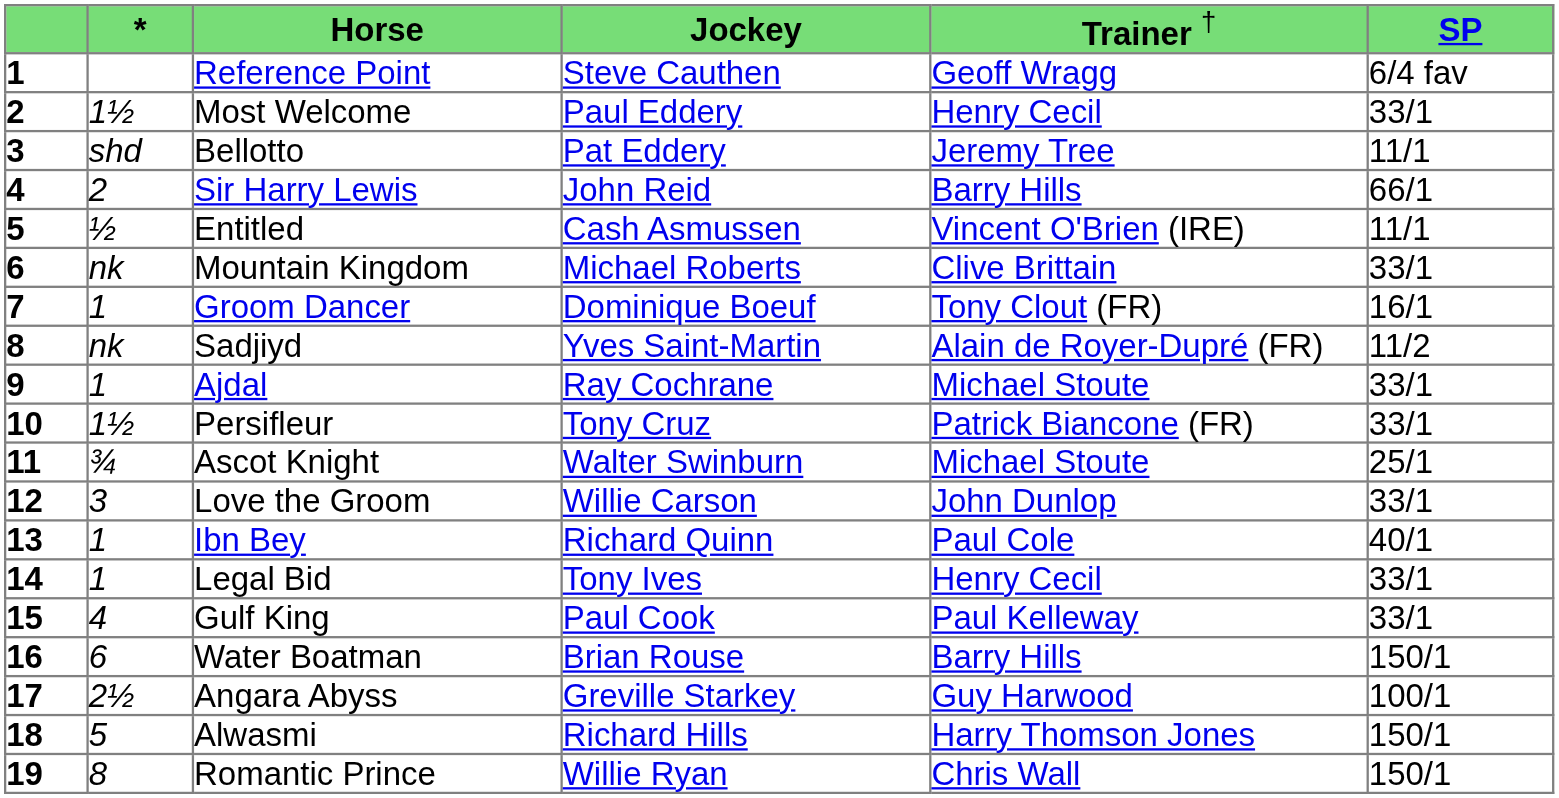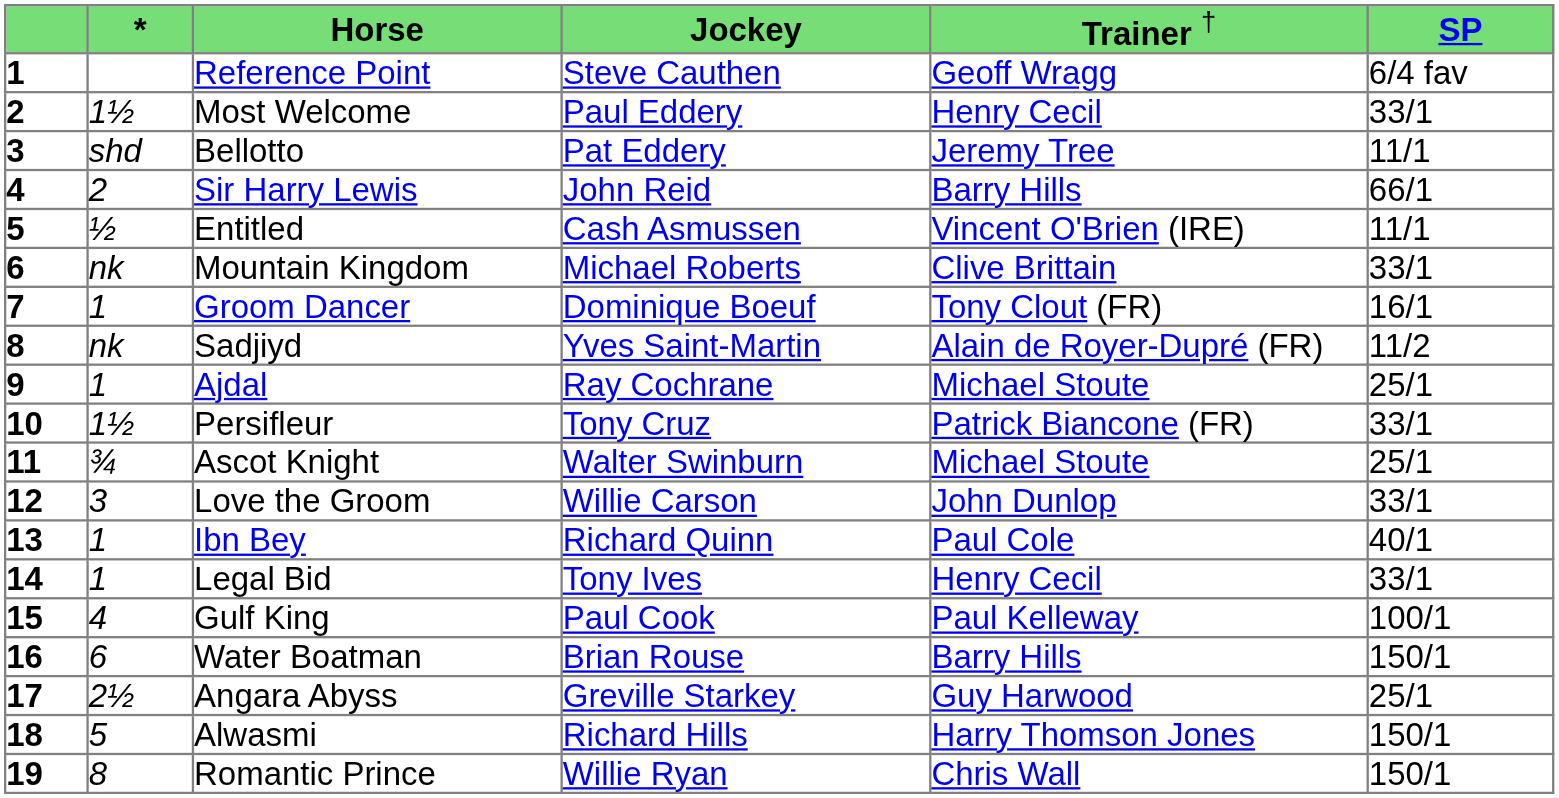(1401, 384) 33/1 -> (1401, 384) 25/1
(1401, 617) 33/1 -> (1410, 617) 100/1
(1410, 695) 100/1 -> (1401, 695) 25/1
